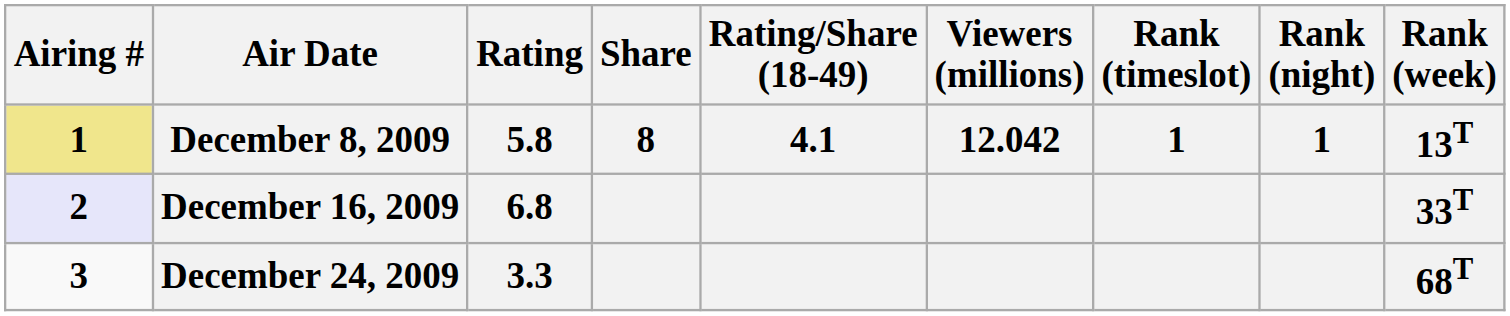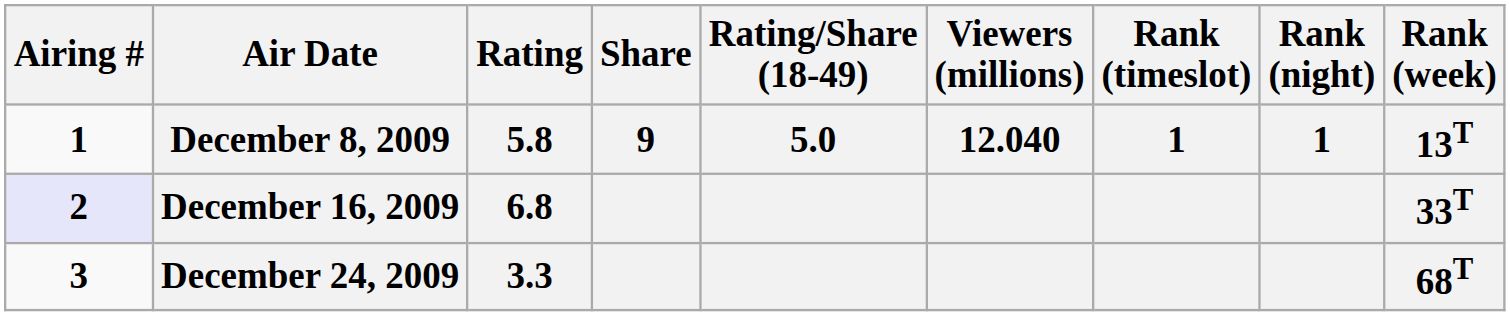(79, 138) khaki background -> (79, 138) no background
(646, 138) 8 -> (646, 138) 9
(813, 138) 4.1 -> (813, 138) 5.0
(1010, 138) 12.042 -> (1010, 138) 12.040
